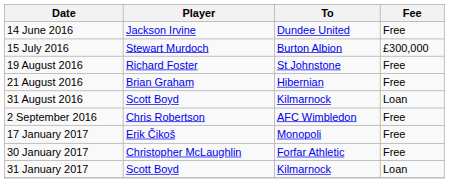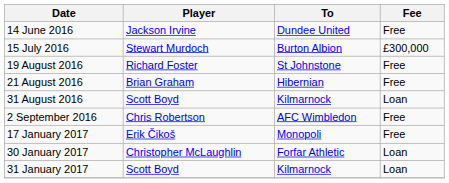(394, 152) Free -> (395, 152) Loan
